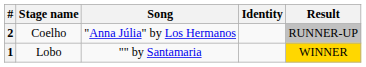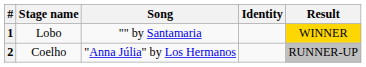rows swapped: (10, 52) <-> (10, 33)
